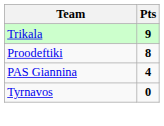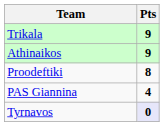+ row: (34, 53)
(148, 92) no background -> (148, 111) lavender background
